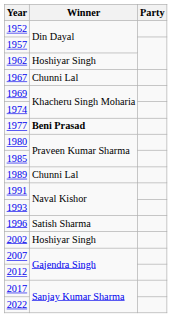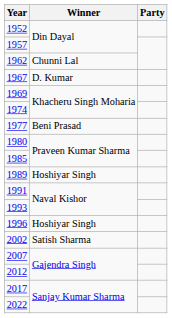(64, 61) Hoshiyar Singh -> (55, 61) Chunni Lal
(55, 77) Chunni Lal -> (52, 77) D. Kumar
(58, 126) bold -> (56, 126) normal
(55, 175) Chunni Lal -> (64, 175) Hoshiyar Singh
(61, 223) Satish Sharma -> (64, 223) Hoshiyar Singh
(64, 239) Hoshiyar Singh -> (61, 239) Satish Sharma
